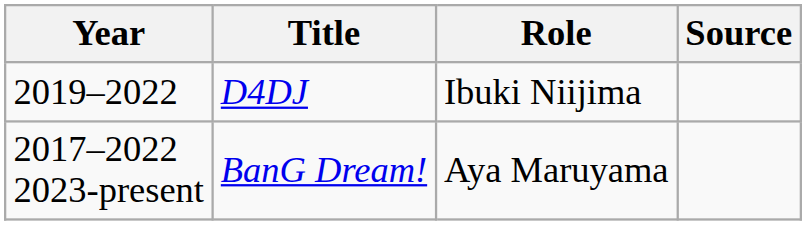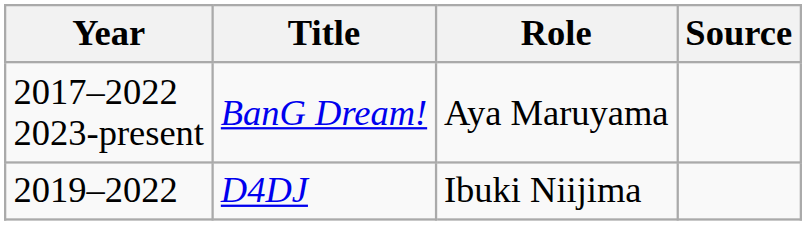rows swapped: (109, 169) <-> (96, 91)
